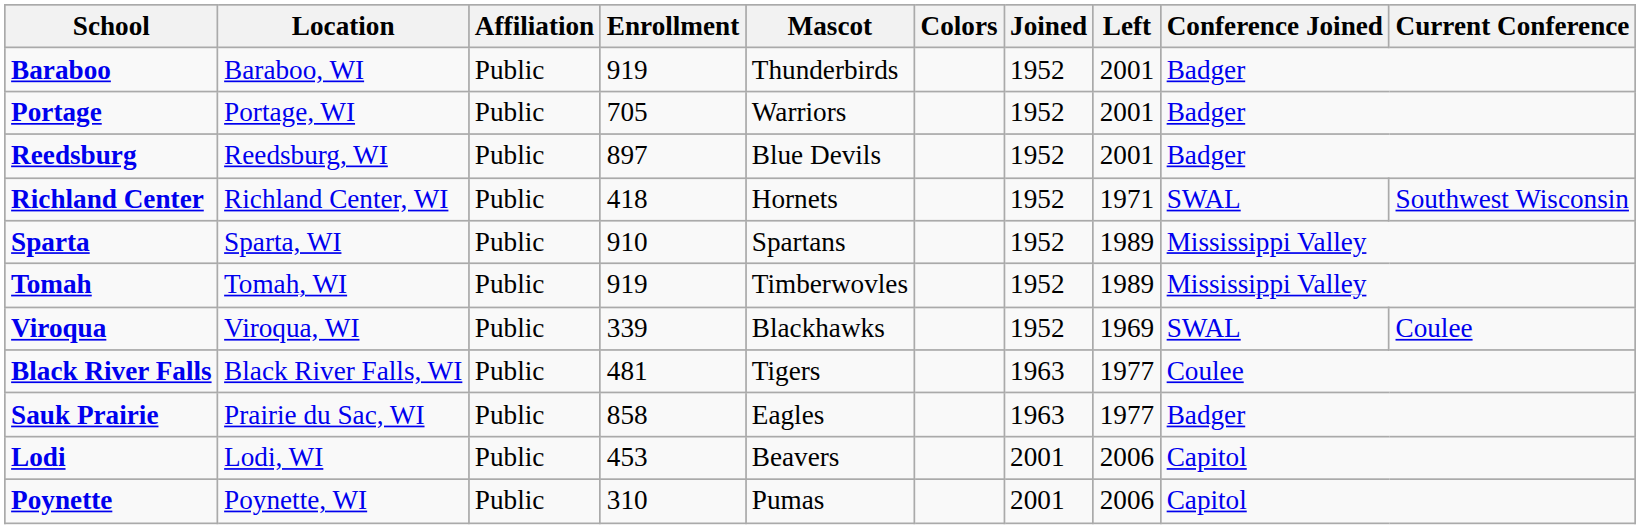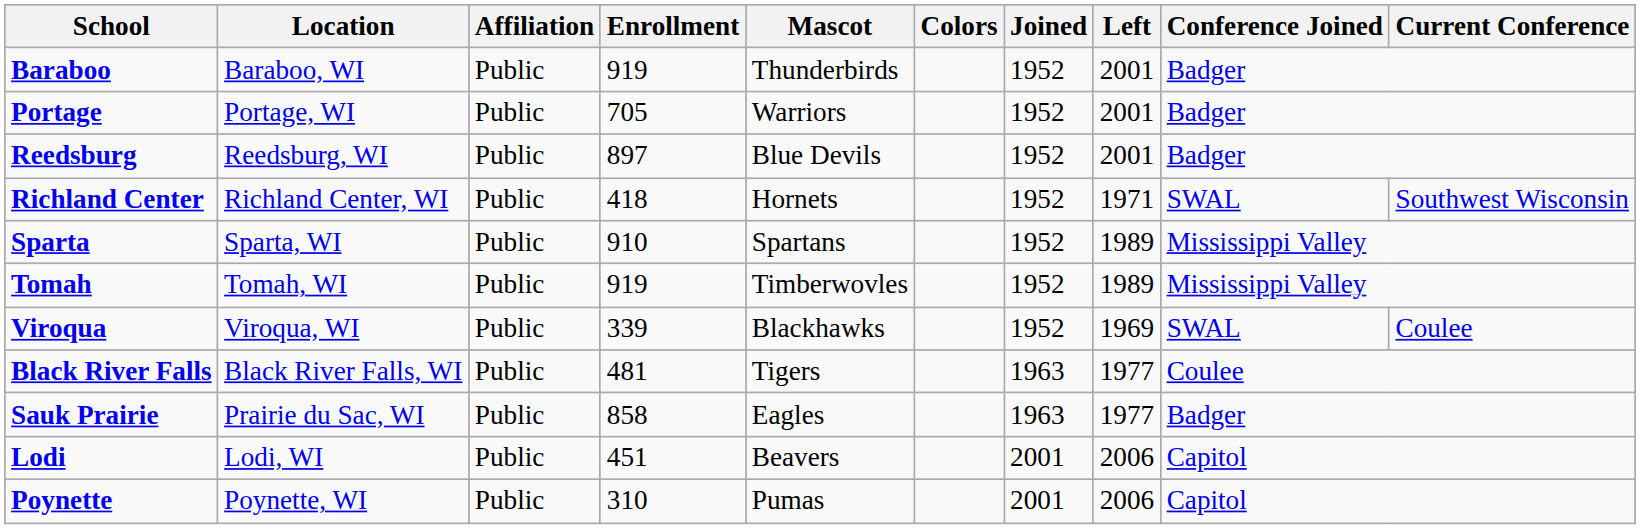(627, 457) 453 -> (627, 457) 451
